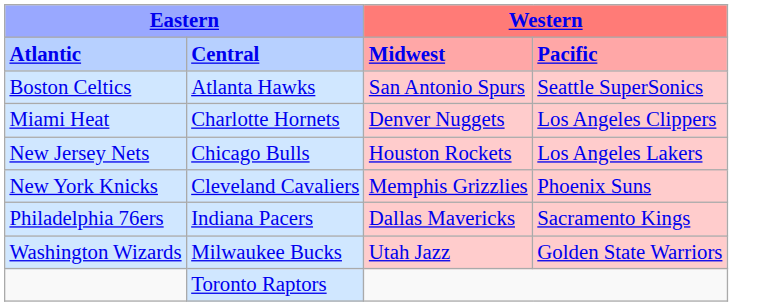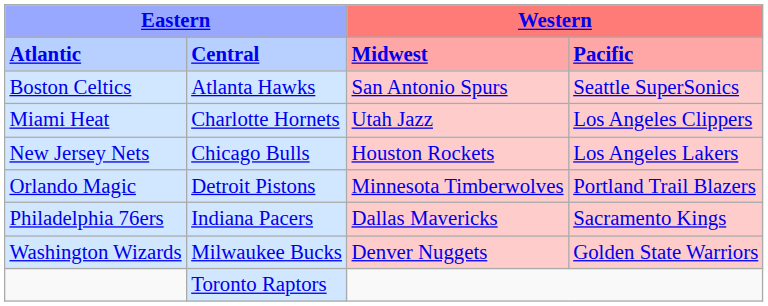(437, 119) Denver Nuggets -> (392, 119) Utah Jazz
- row: (84, 185)
+ row: (73, 185)
(410, 251) Utah Jazz -> (419, 251) Denver Nuggets
